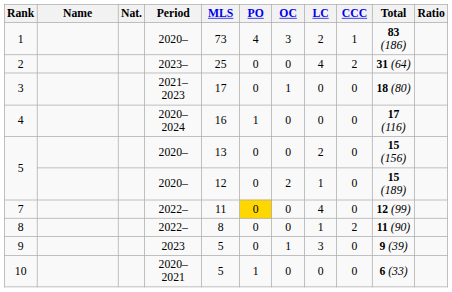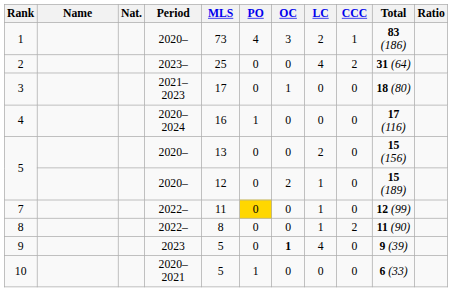(321, 209) 4 -> (321, 209) 1
(288, 246) normal -> (288, 246) bold
(321, 246) 3 -> (321, 246) 4
